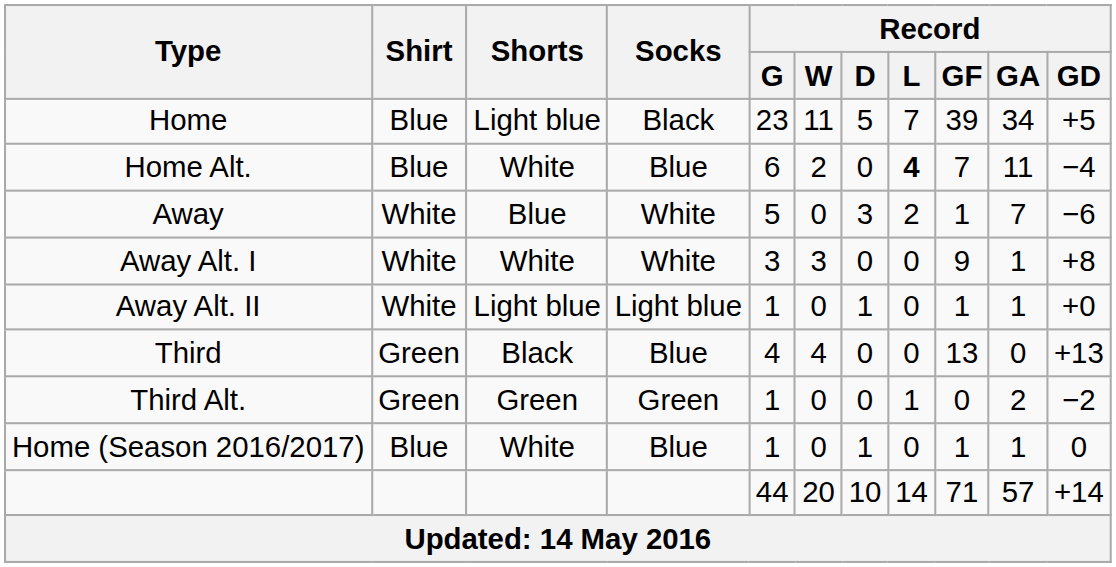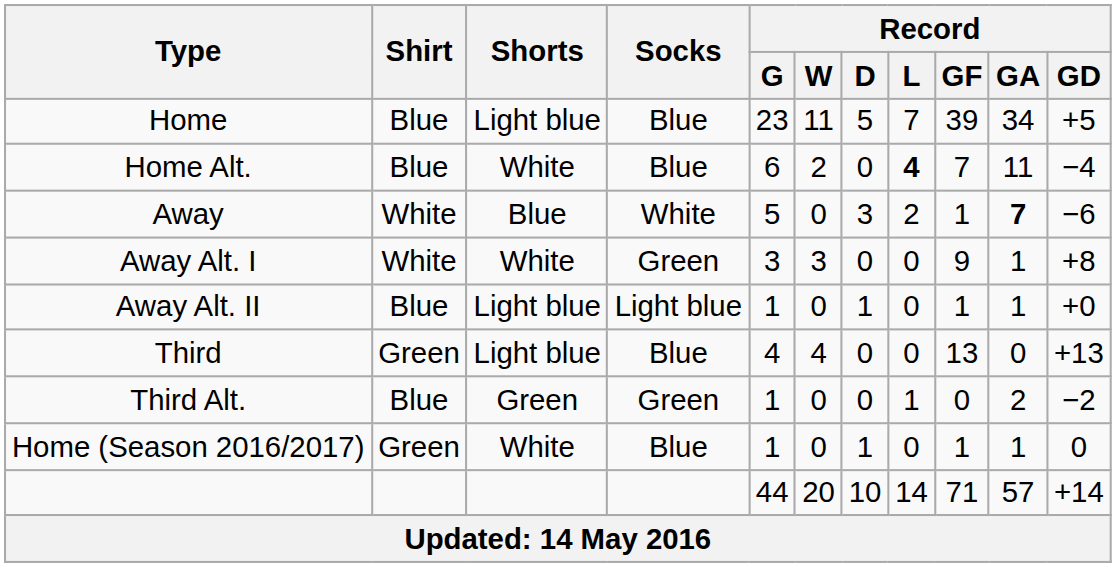(678, 121) Black -> (678, 121) Blue
(1018, 214) normal -> (1018, 214) bold
(678, 261) White -> (678, 261) Green
(419, 307) White -> (419, 307) Blue
(537, 353) Black -> (537, 353) Light blue
(419, 400) Green -> (419, 400) Blue
(419, 446) Blue -> (419, 446) Green
